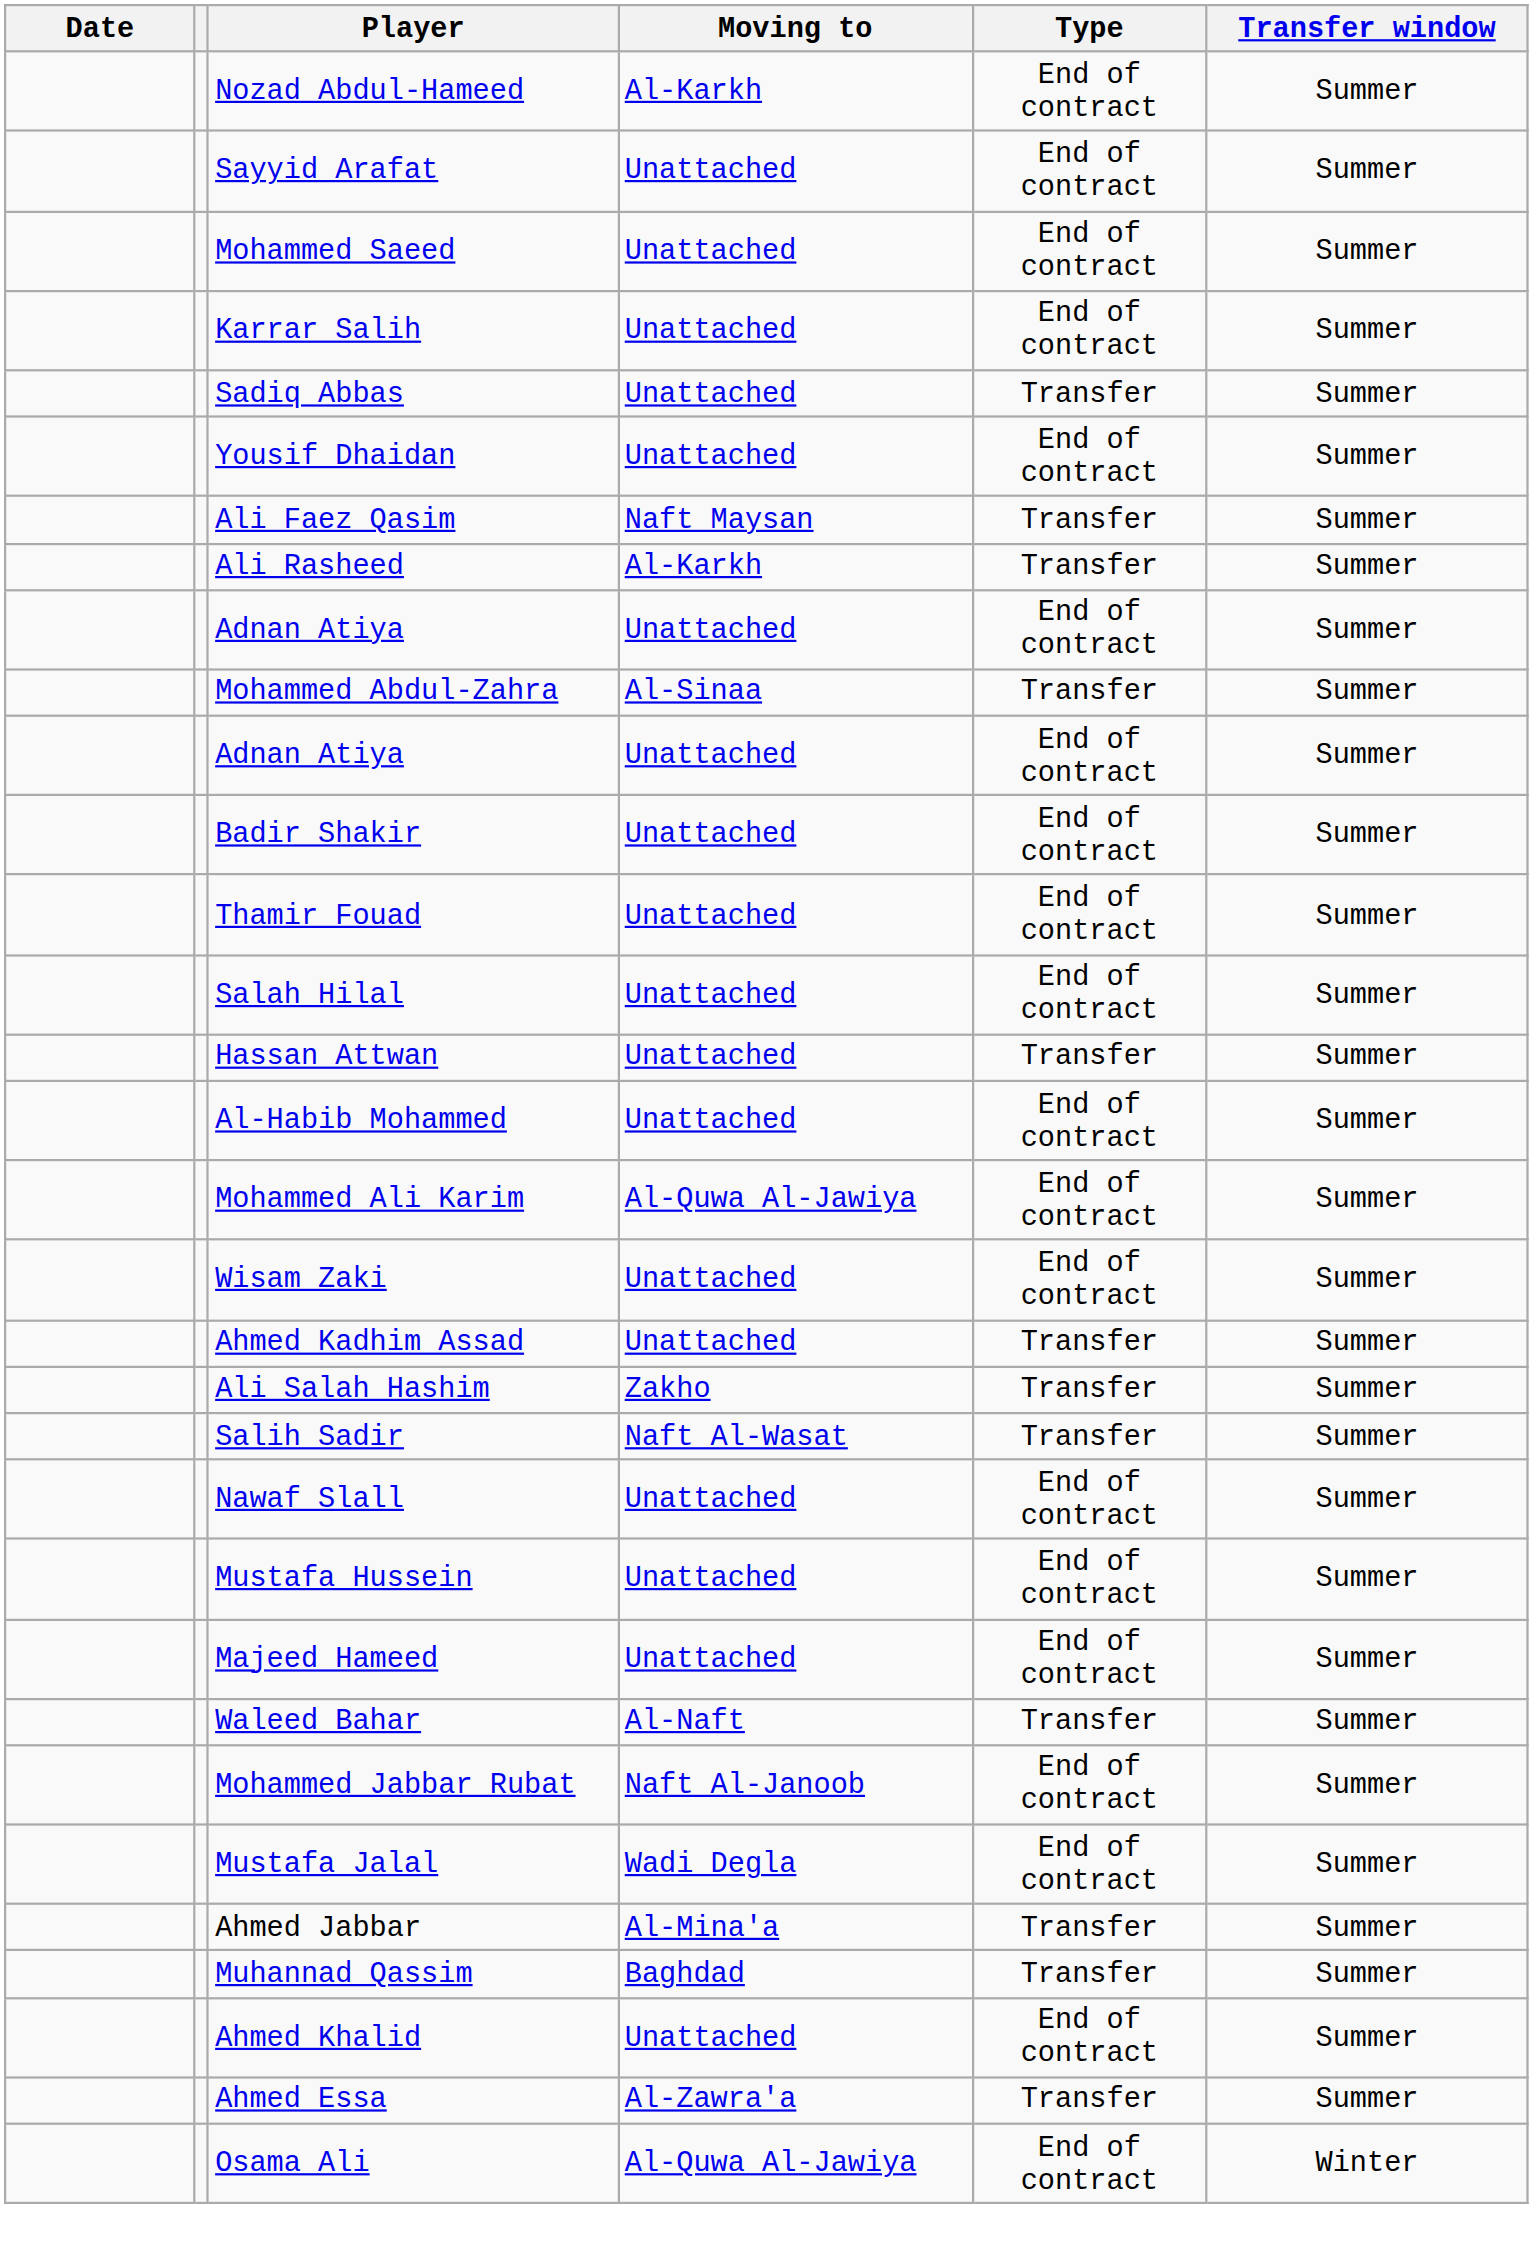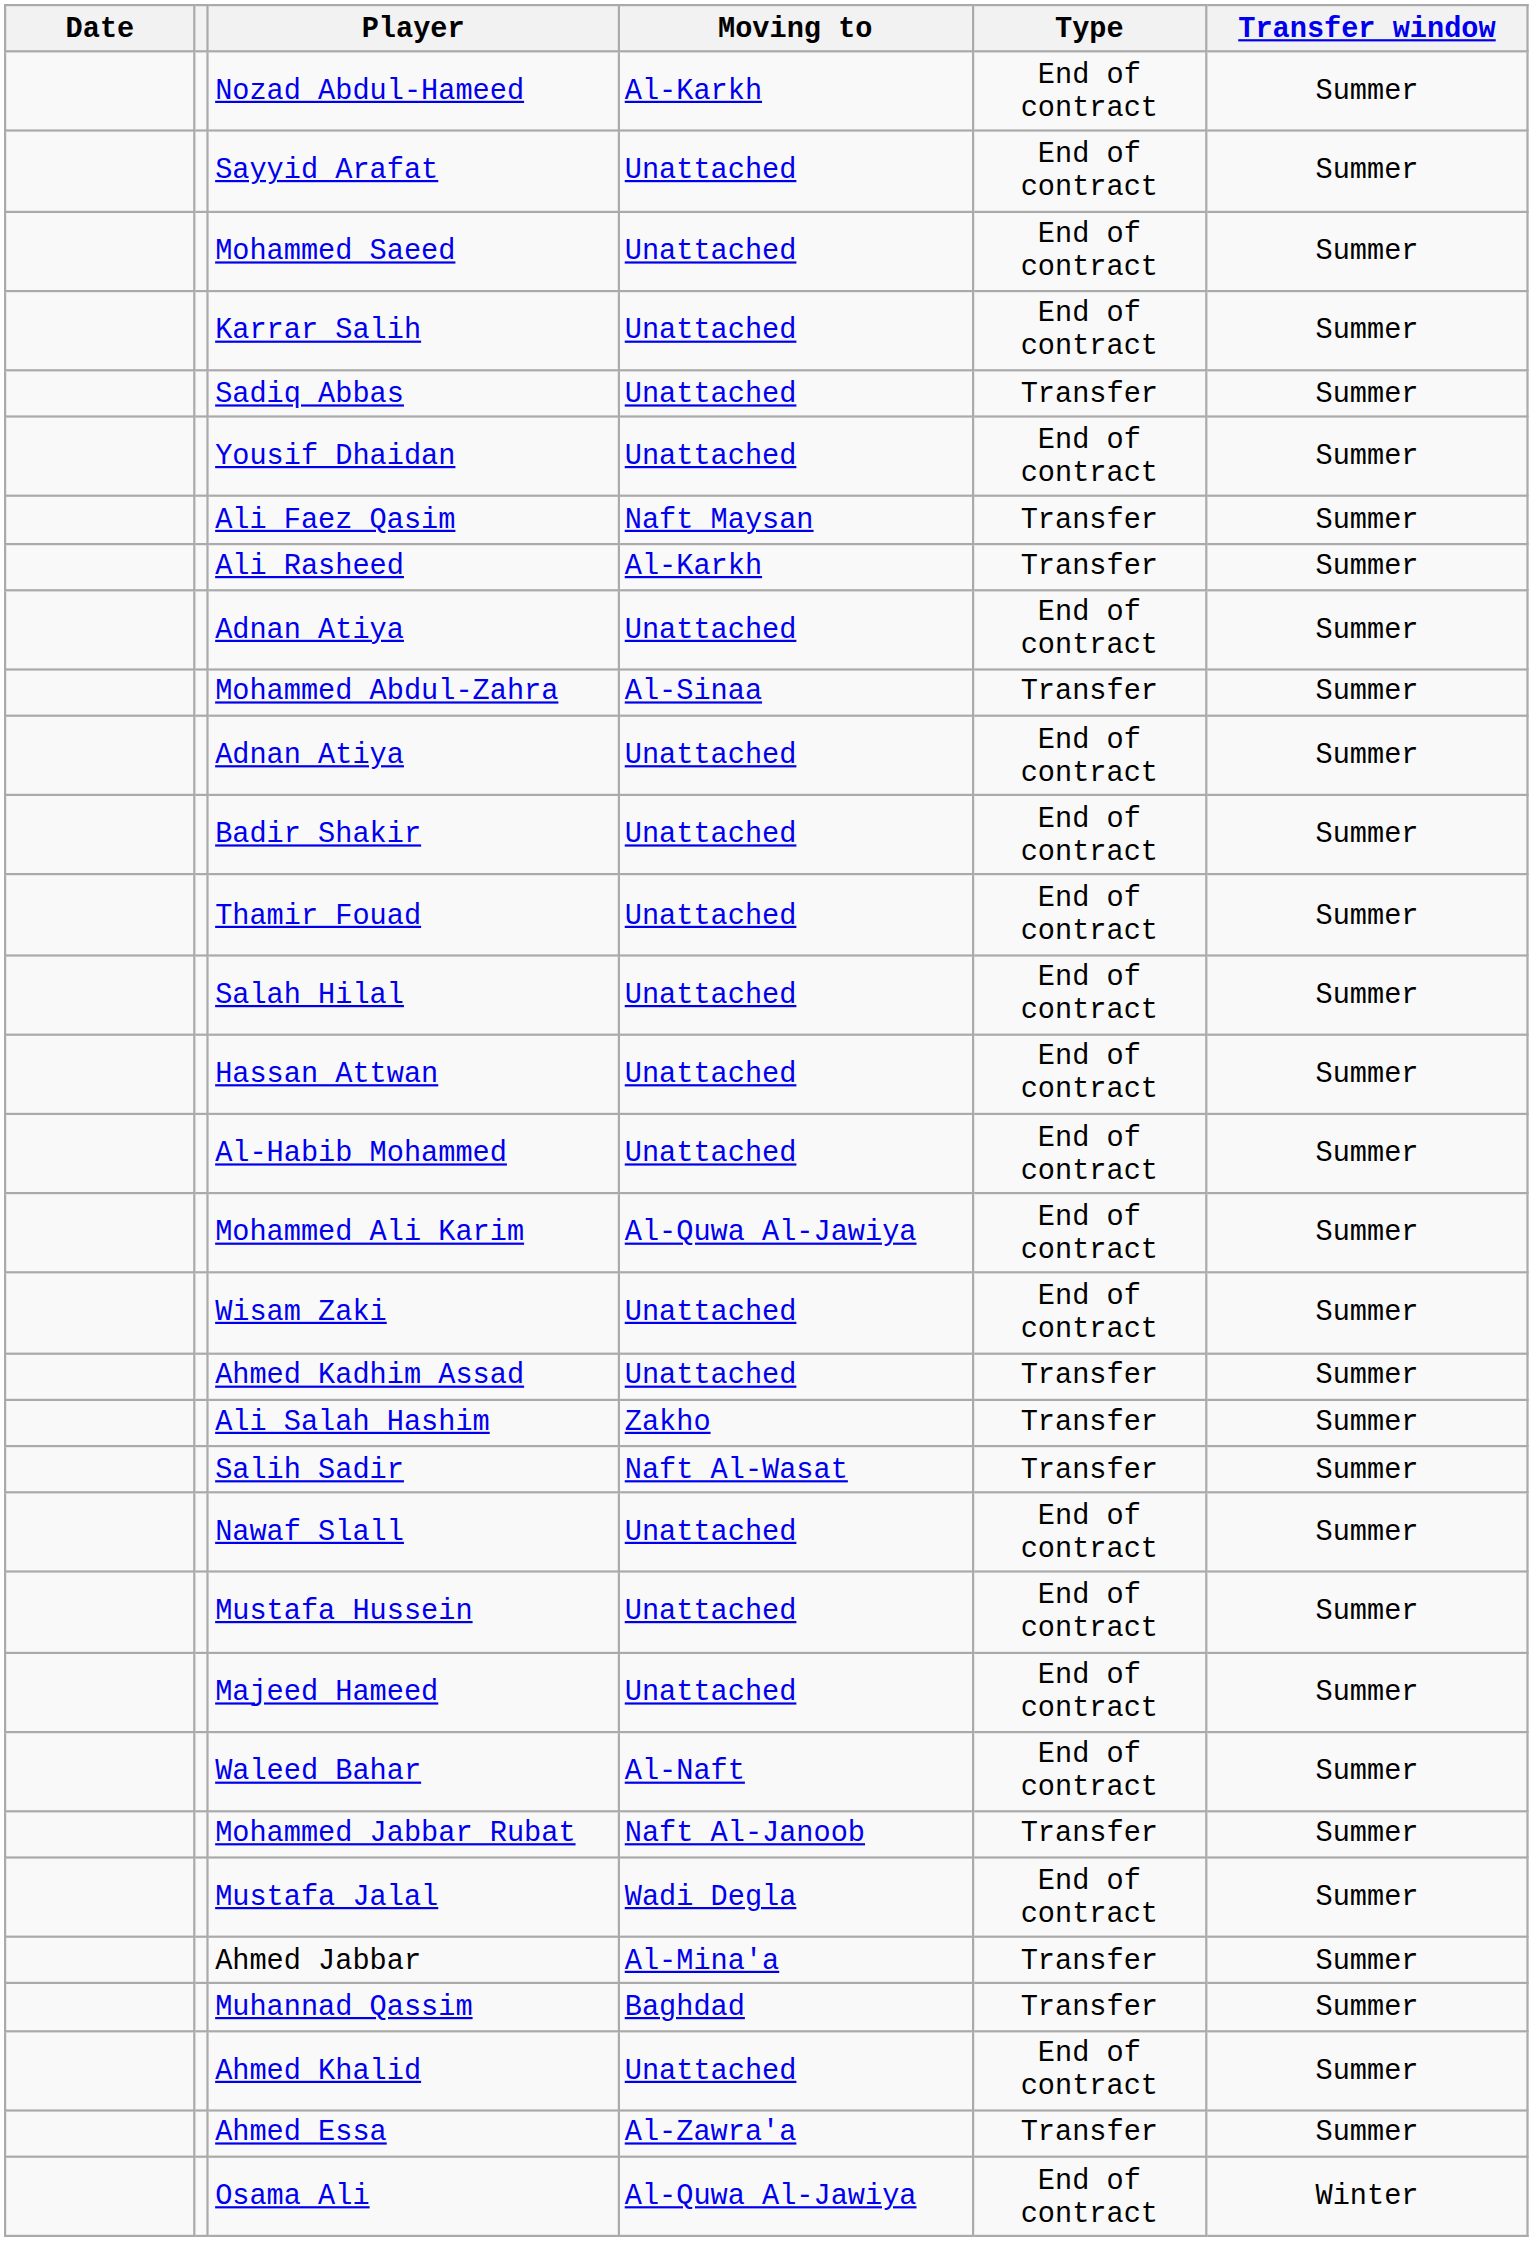(1089, 1058) Transfer -> (1089, 1074) End of contract
(1089, 1722) Transfer -> (1089, 1771) End of contract
(1089, 1785) End of contract -> (1089, 1834) Transfer
